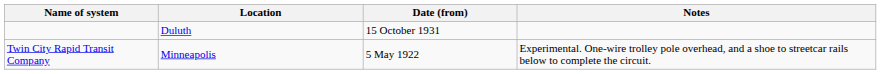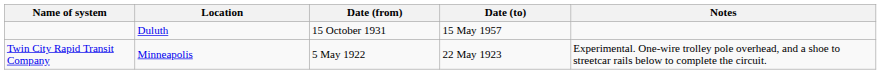+ column: (505, 13)
